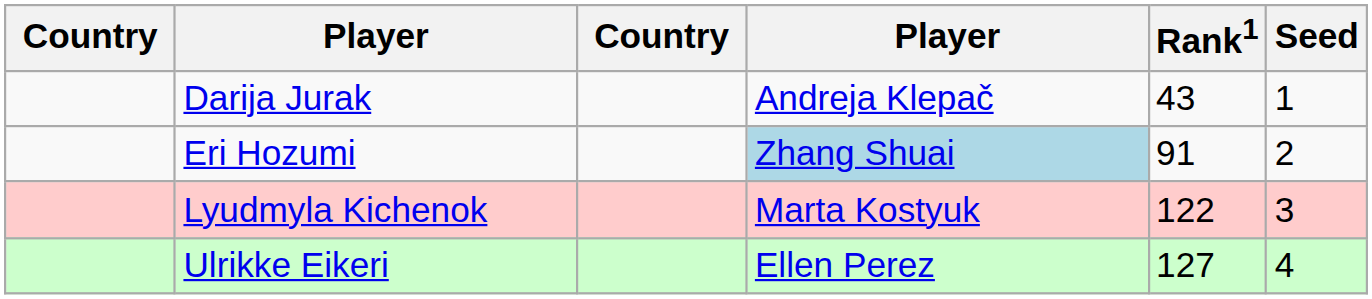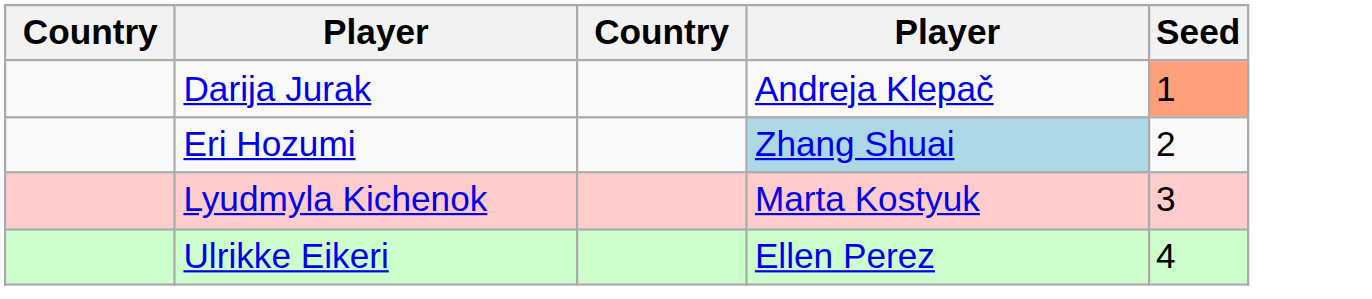- column: (1207, 37)
(1285, 97) no background -> (1166, 88) lightsalmon background
